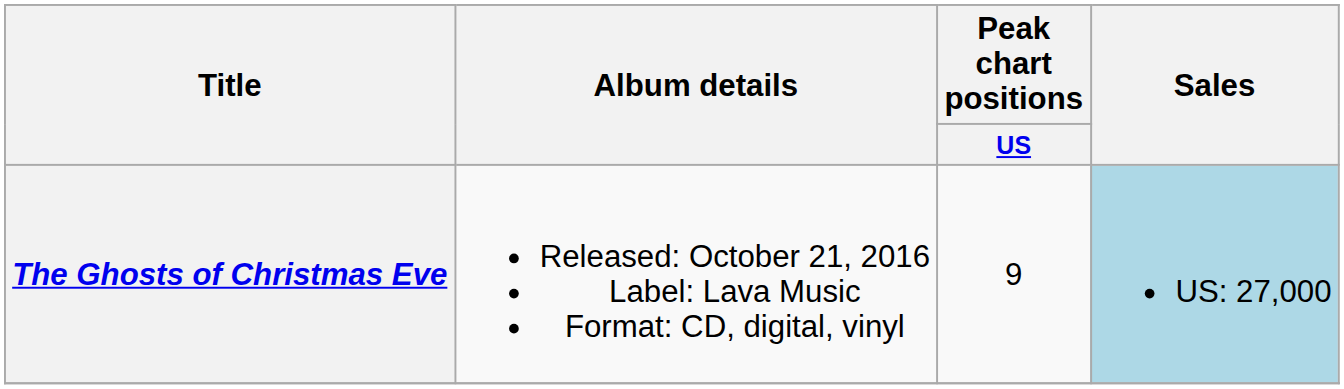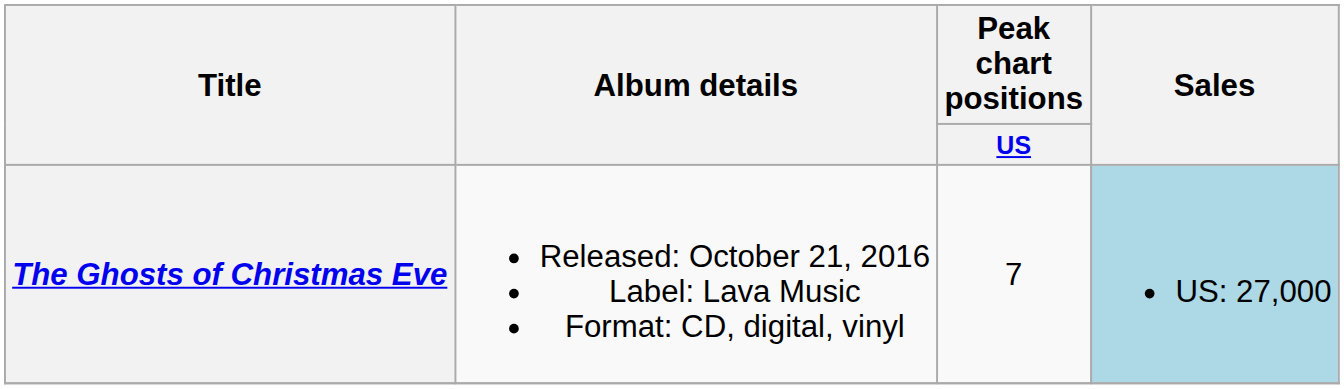(1014, 273) 9 -> (1014, 273) 7
